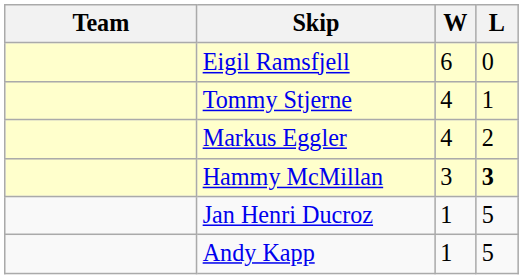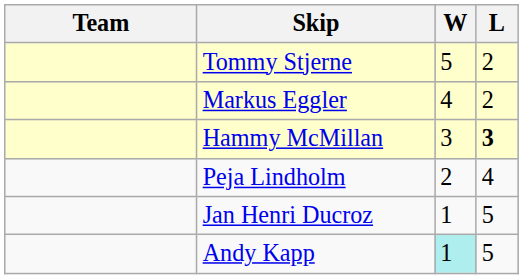- row: (276, 61)
(446, 100) 4 -> (446, 61) 5
(488, 100) 1 -> (488, 61) 2
+ row: (274, 176)
(446, 253) no background -> (446, 253) paleturquoise background
